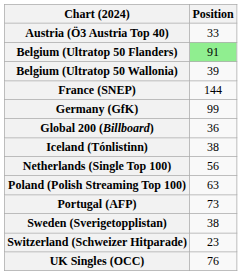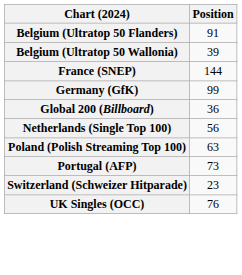- row: (97, 33)
(213, 52) lightgreen background -> (213, 33) no background
- row: (97, 147)
- row: (97, 223)
